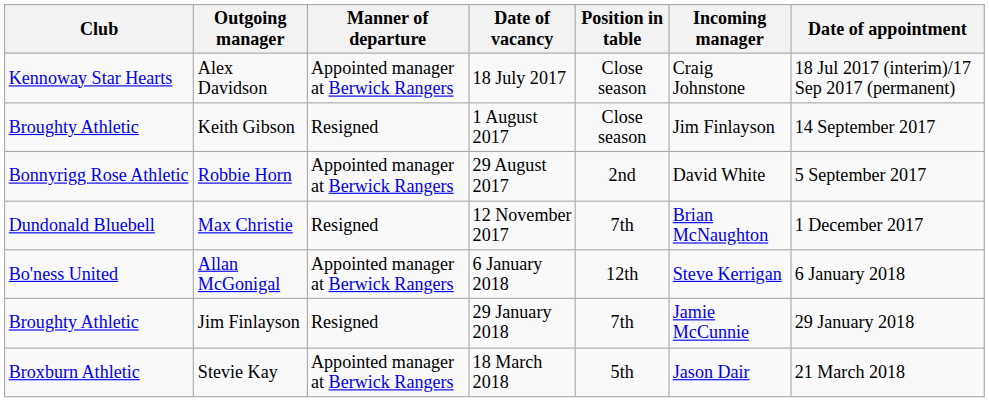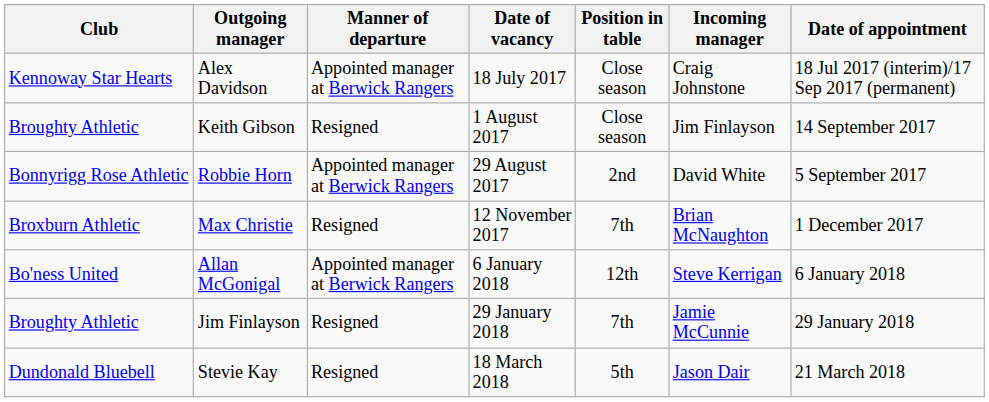(82, 225) Dundonald Bluebell -> (74, 225) Broxburn Athletic
(74, 372) Broxburn Athletic -> (82, 372) Dundonald Bluebell
(383, 372) Appointed manager at Berwick Rangers -> (345, 372) Resigned
